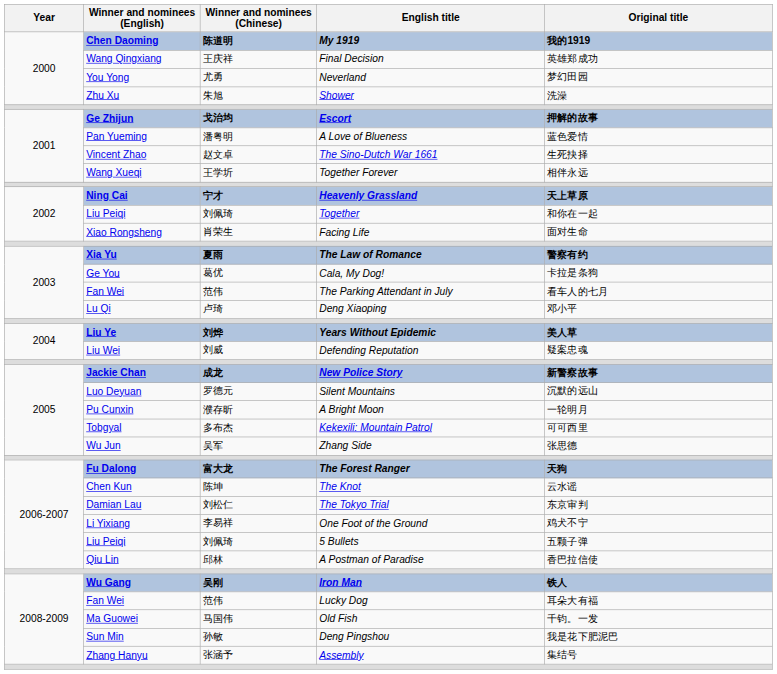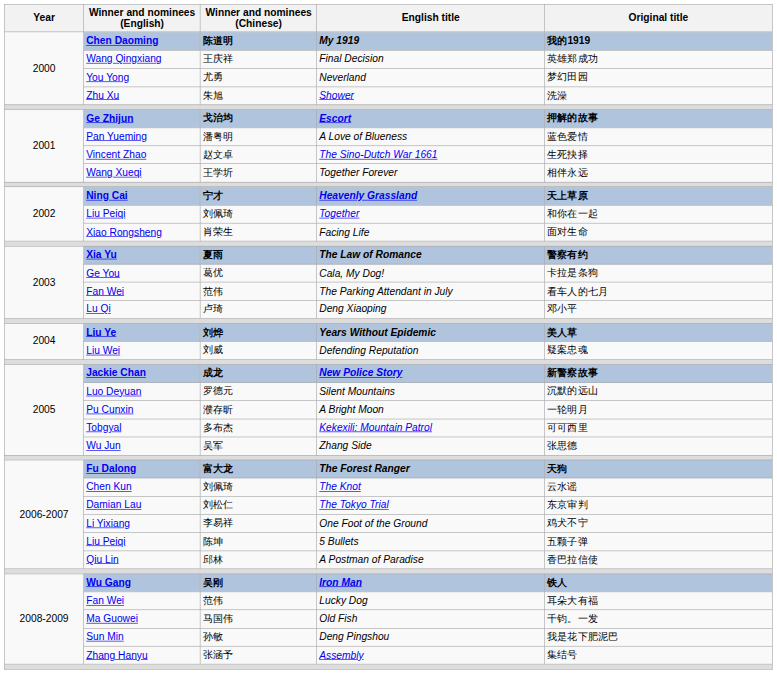(213, 487) 陈坤 -> (218, 487) 刘佩琦
(218, 541) 刘佩琦 -> (213, 541) 陈坤
